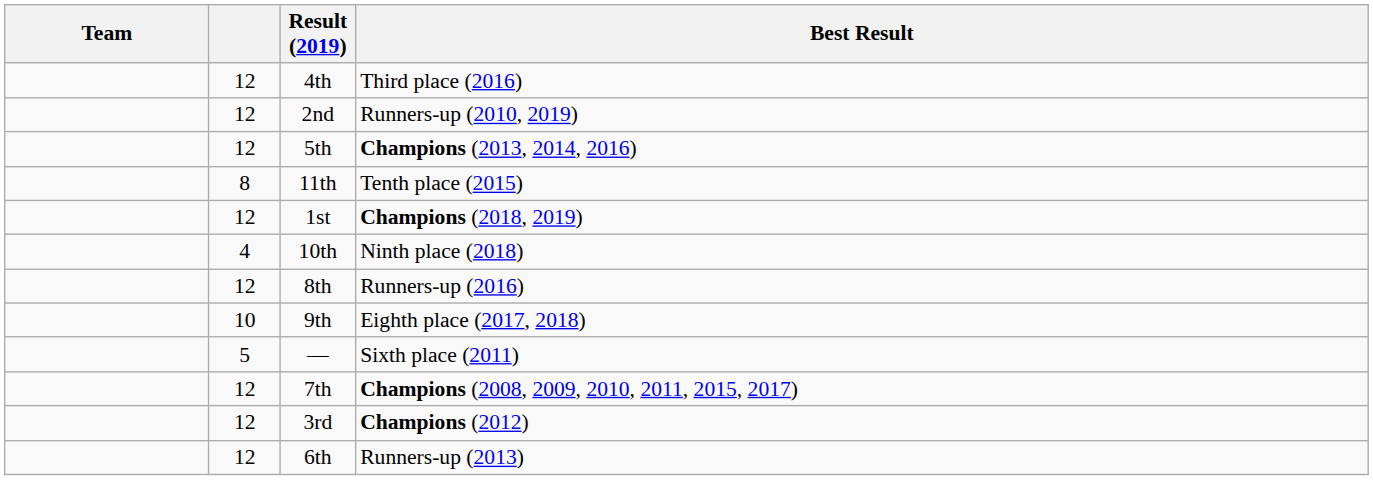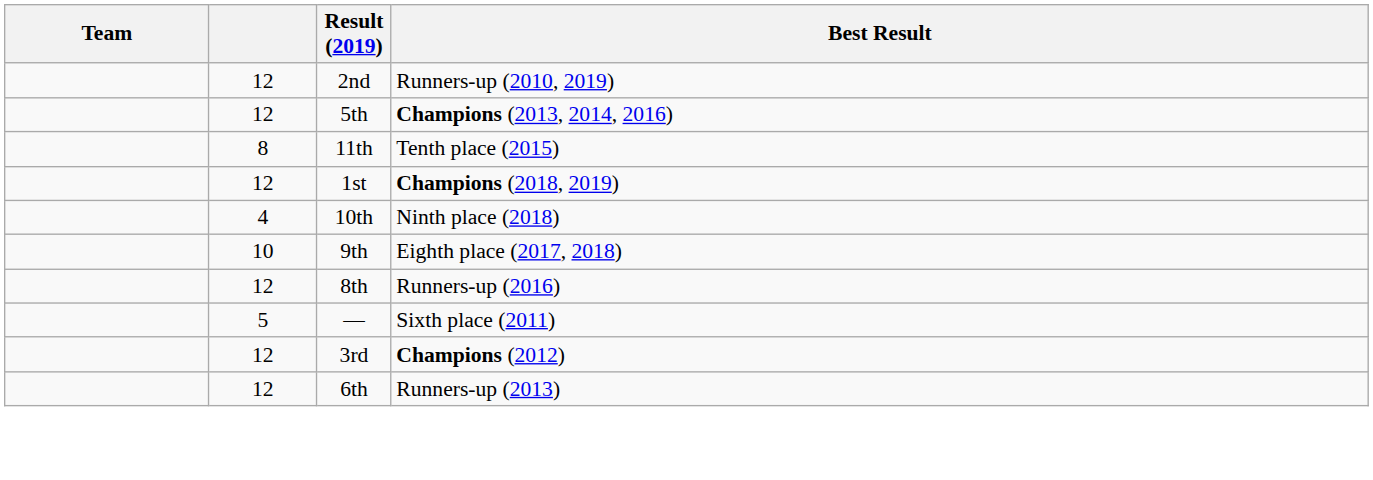- row: (318, 80)
rows swapped: (318, 285) <-> (318, 319)
- row: (318, 388)
